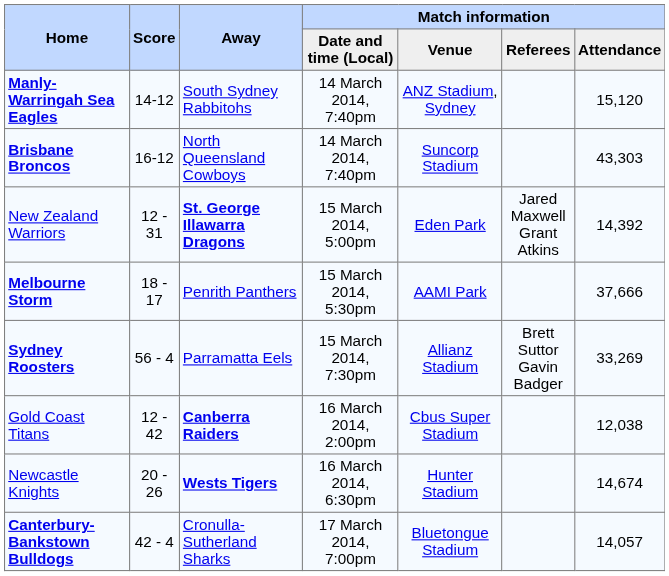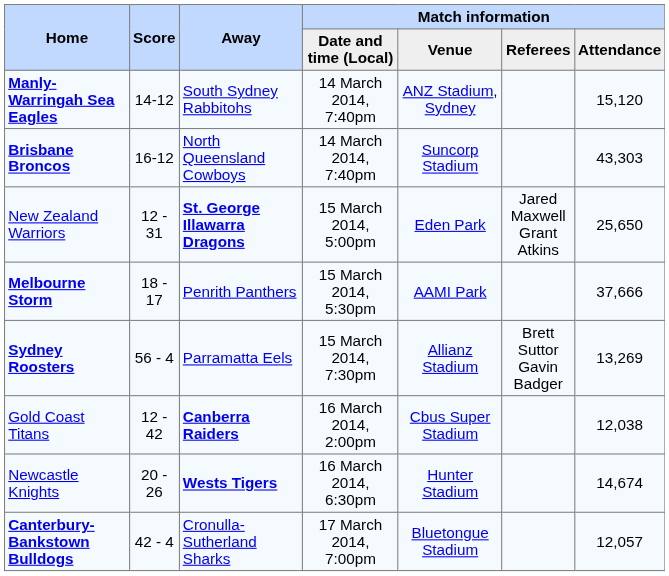(620, 224) 14,392 -> (620, 224) 25,650
(620, 358) 33,269 -> (620, 358) 13,269
(620, 541) 14,057 -> (620, 541) 12,057
